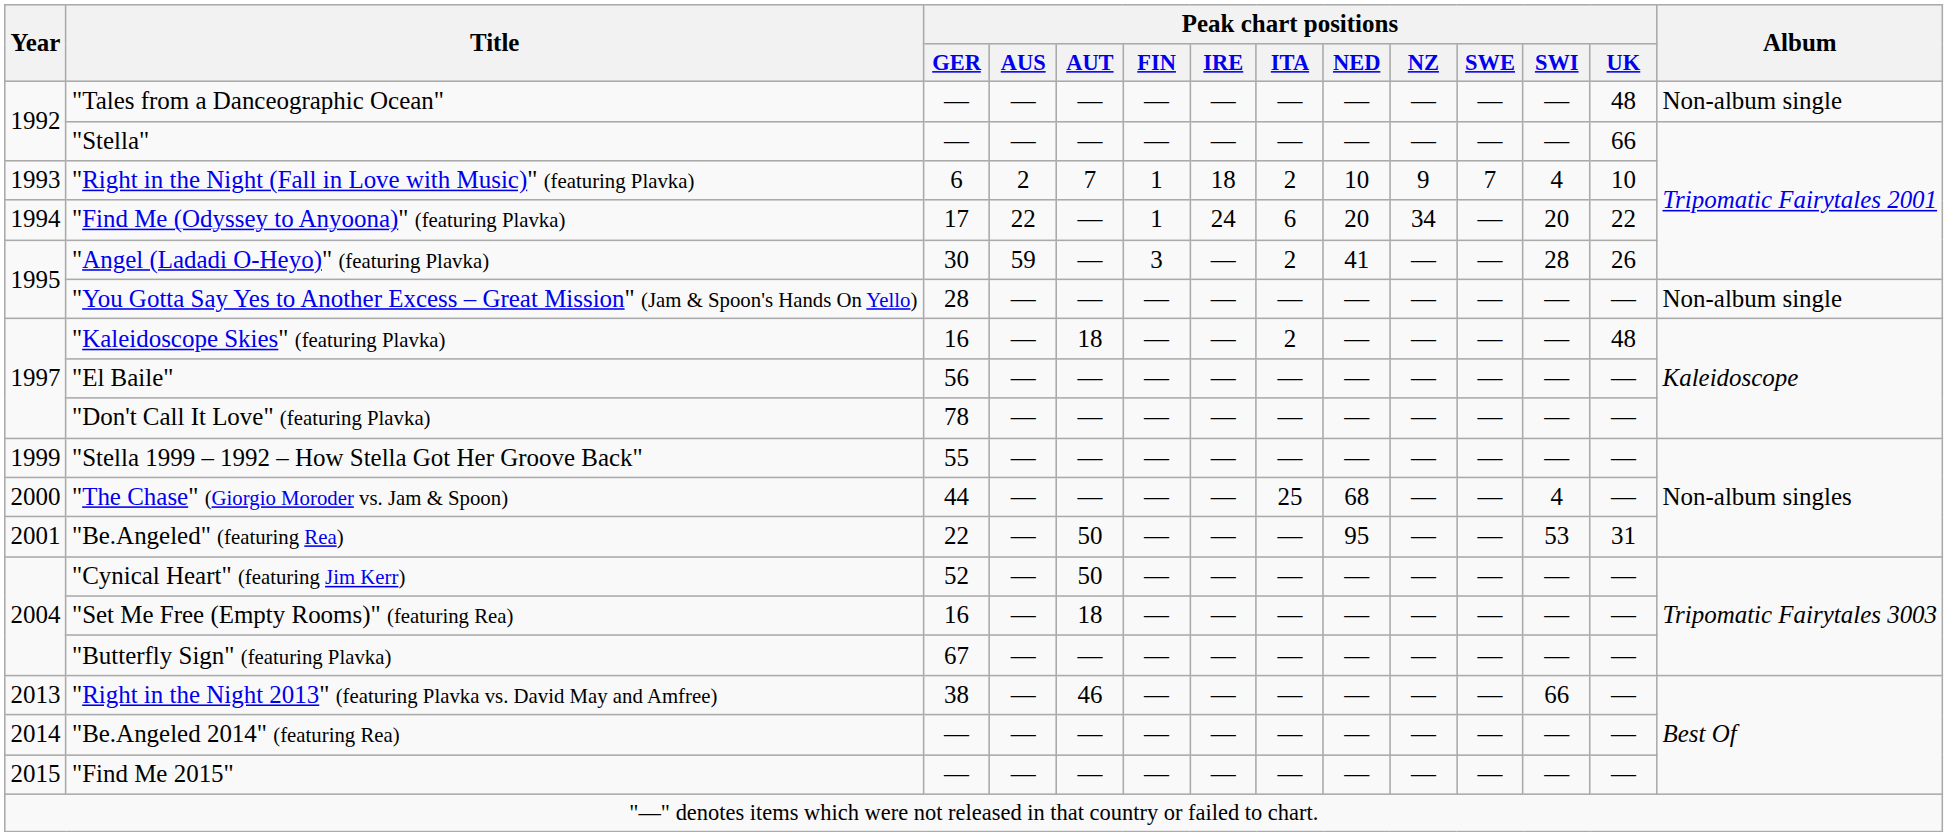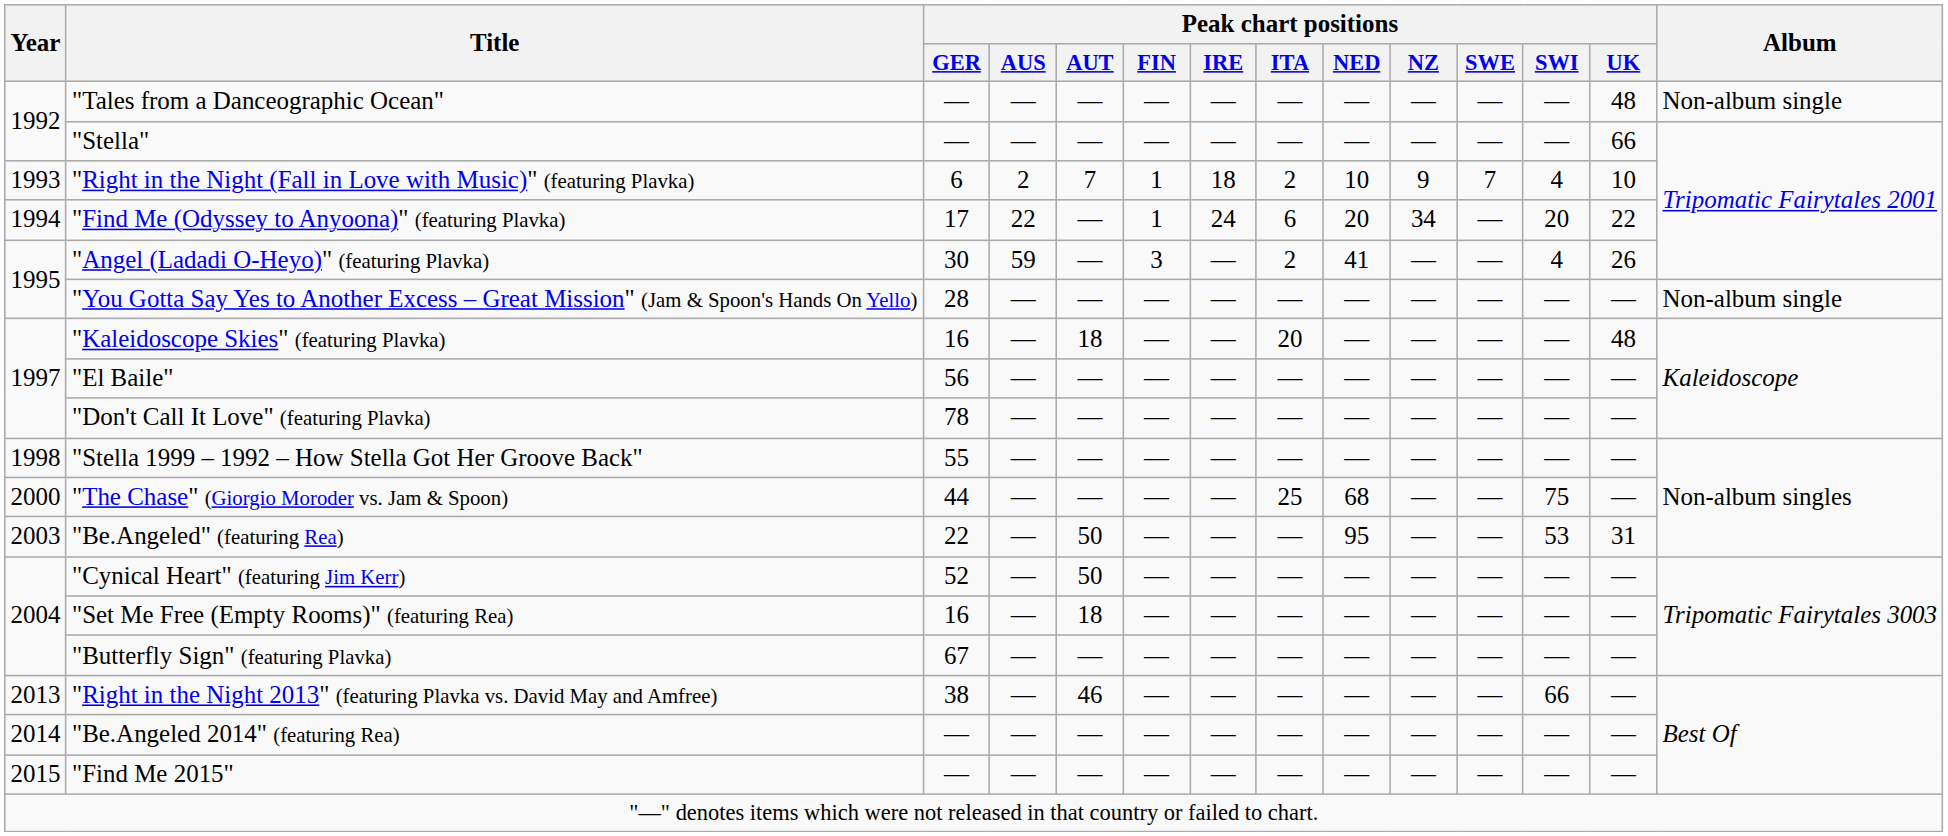(1557, 259) 28 -> (1557, 259) 4
(1290, 338) 2 -> (1290, 338) 20
(35, 457) 1999 -> (35, 457) 1998
(1557, 496) 4 -> (1557, 496) 75
(35, 536) 2001 -> (35, 536) 2003
